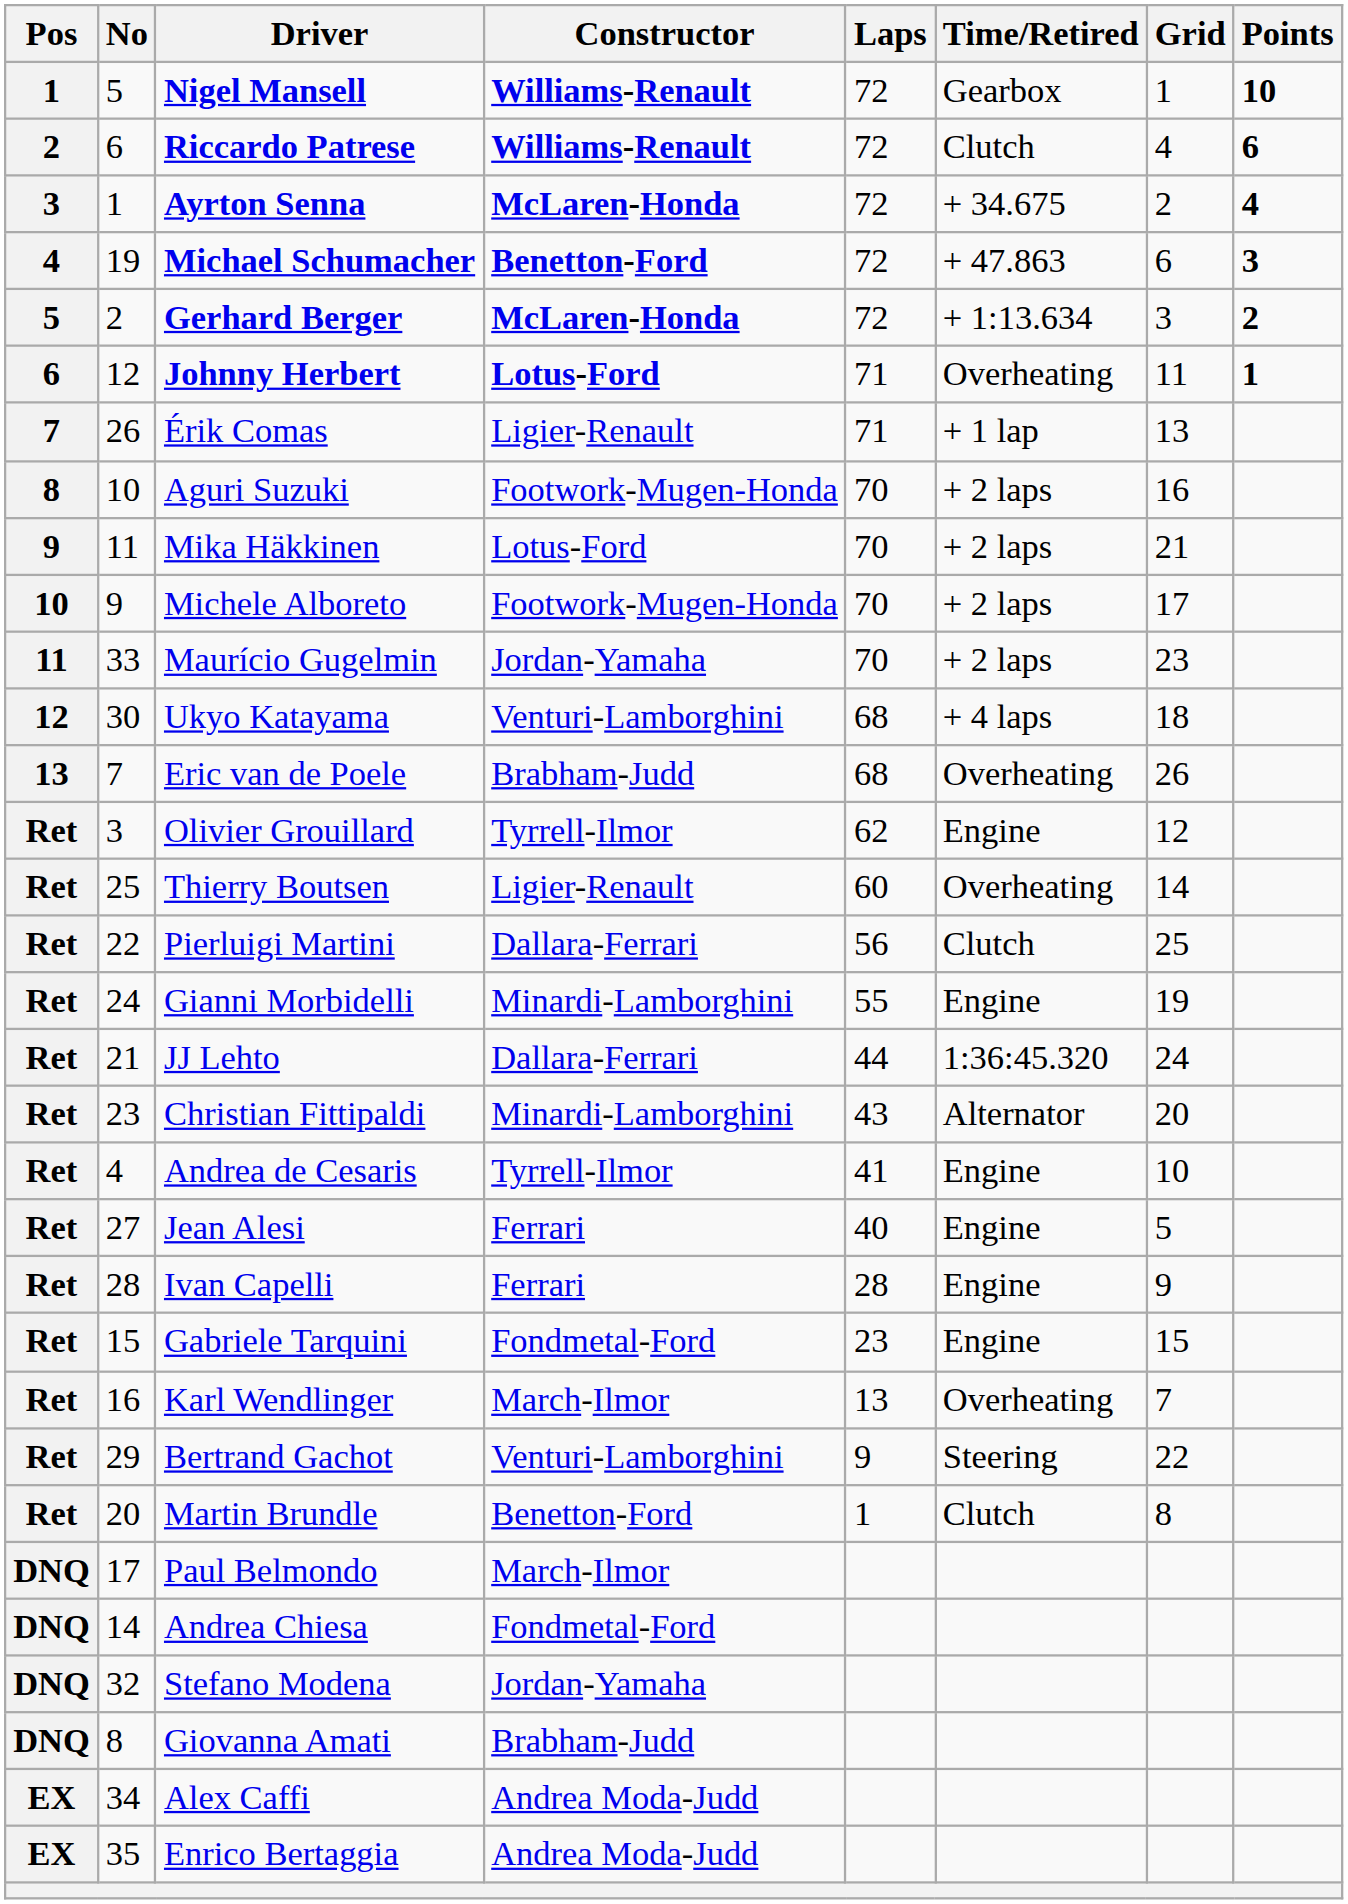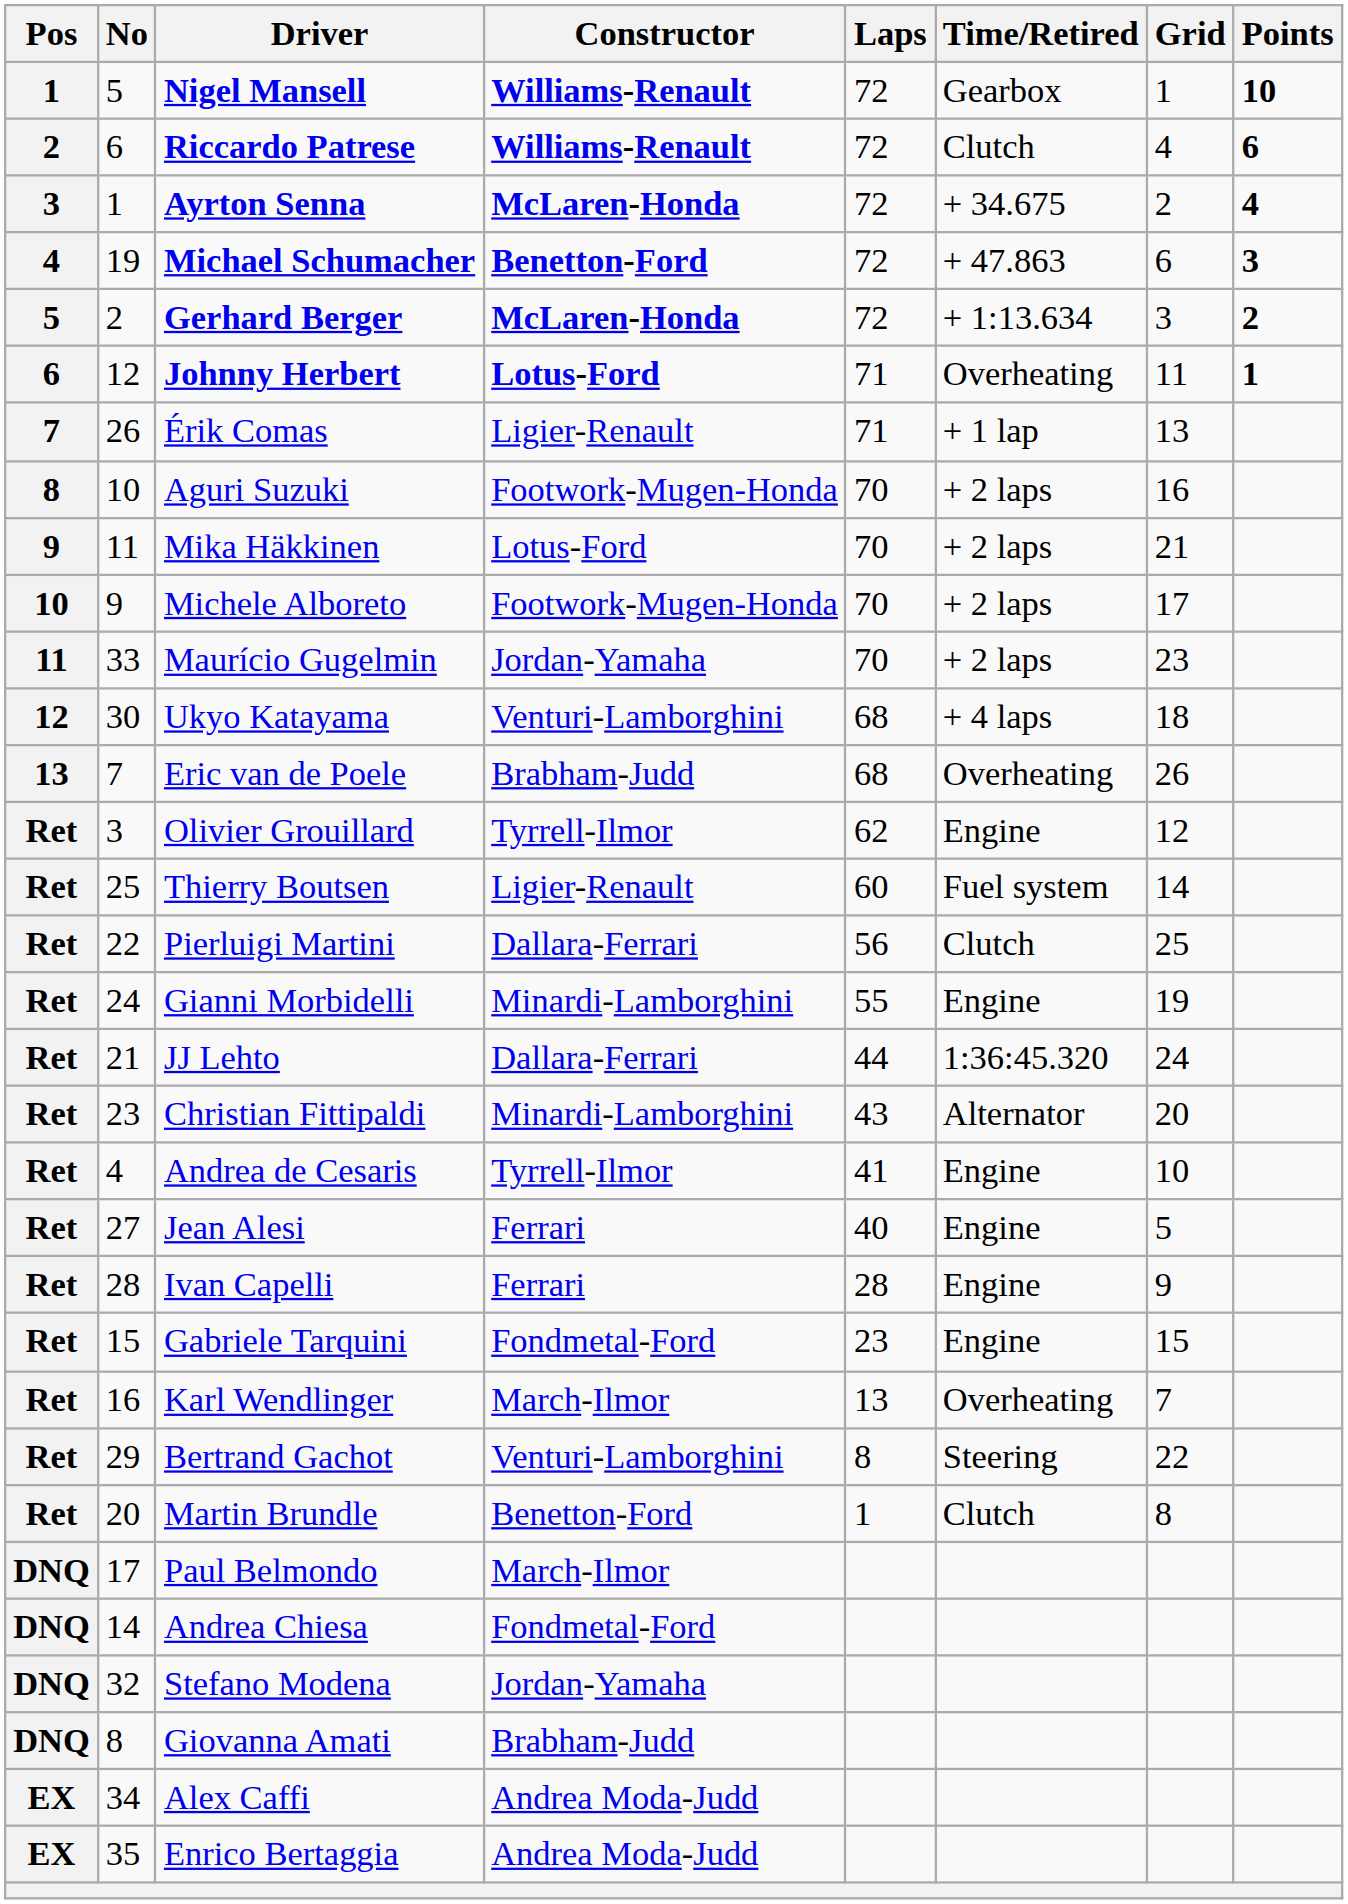(1028, 886) Overheating -> (1026, 886) Fuel system
(863, 1455) 9 -> (863, 1455) 8
